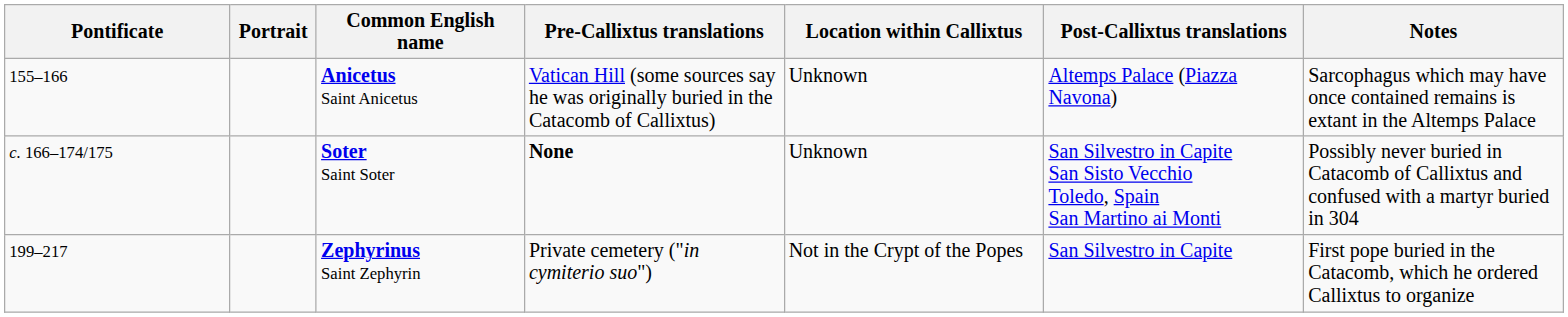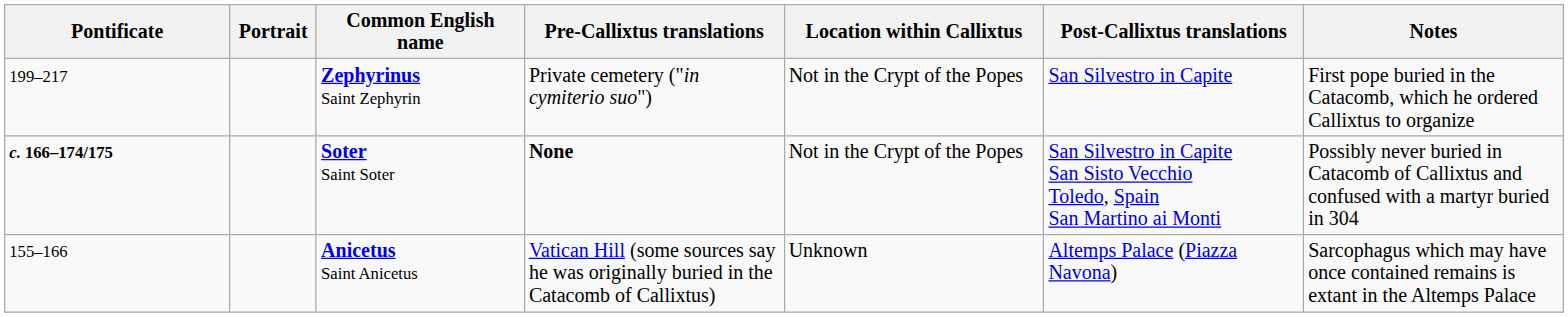rows swapped: (369, 85) <-> (371, 261)
(61, 152) normal -> (61, 151) bold
(828, 151) Unknown -> (906, 151) Not in the Crypt of the Popes
